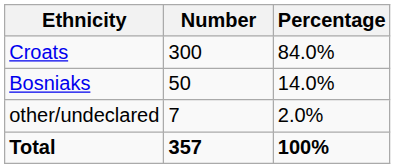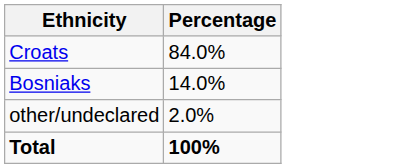- column: (219, 20)
